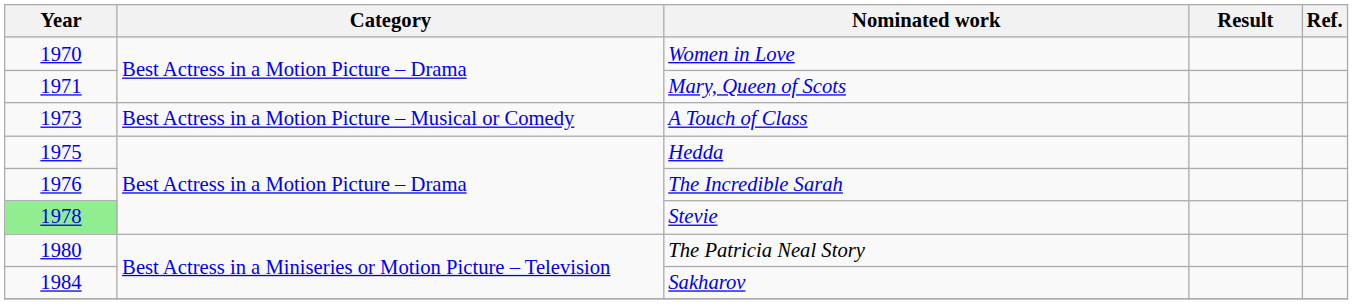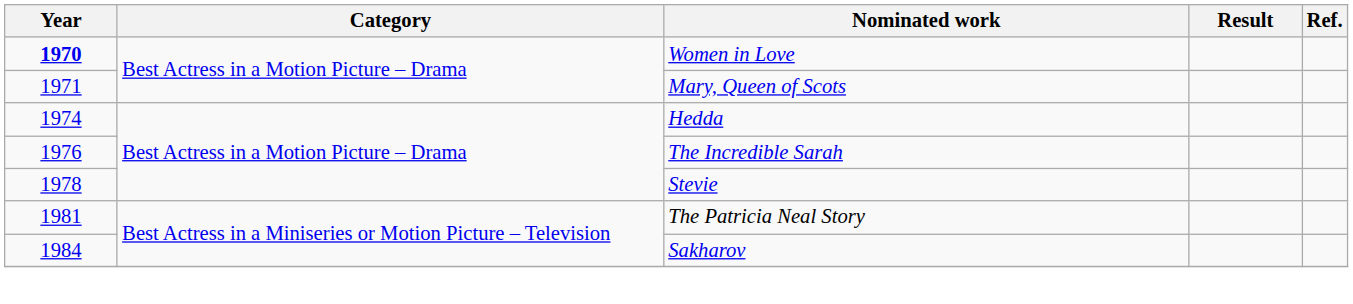(61, 53) normal -> (61, 53) bold
- row: (738, 119)
(61, 151) 1975 -> (61, 119) 1974
(61, 217) lightgreen background -> (61, 184) no background
(61, 250) 1980 -> (61, 217) 1981
